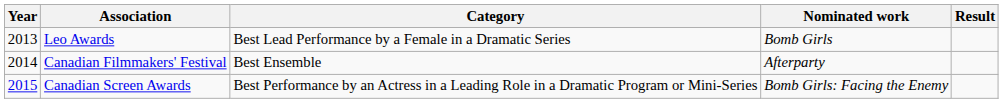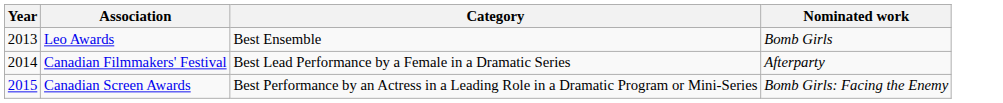- column: (975, 16)
(402, 39) Best Lead Performance by a Female in a Dramatic Series -> (277, 39) Best Ensemble
(277, 62) Best Ensemble -> (402, 62) Best Lead Performance by a Female in a Dramatic Series
